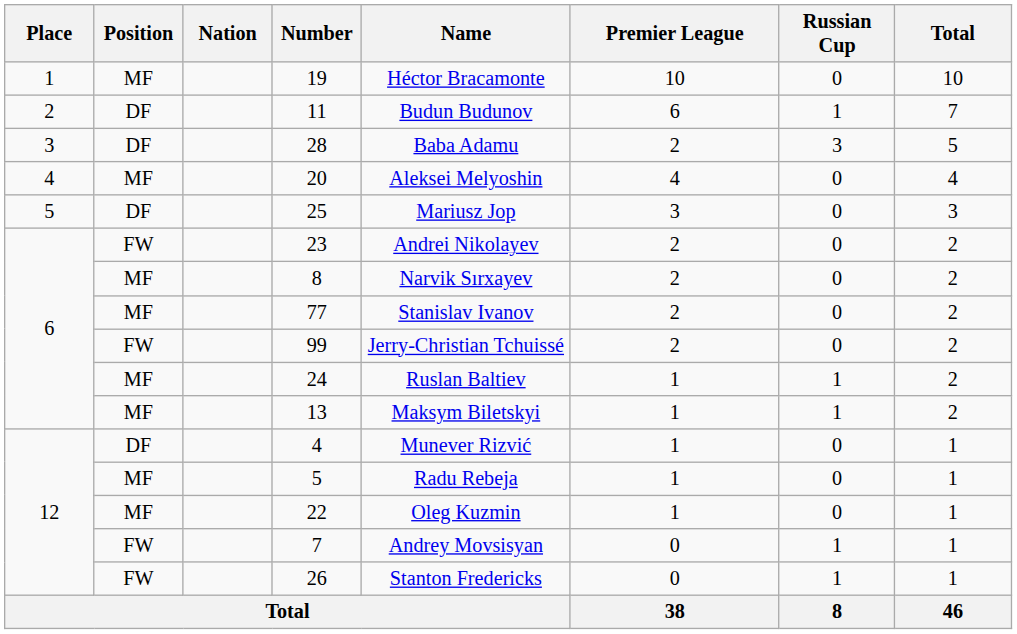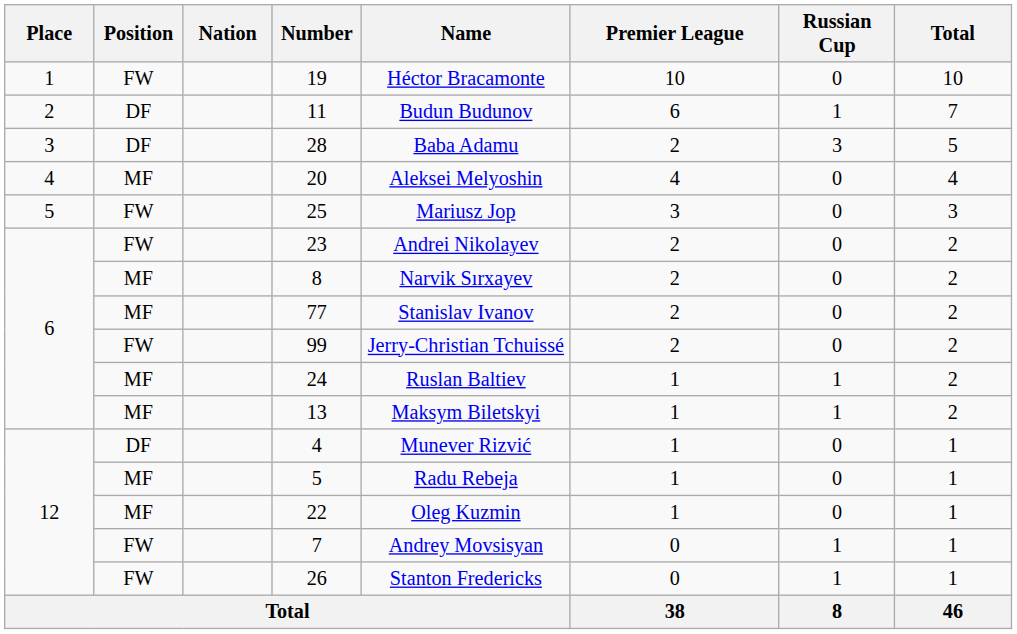(138, 78) MF -> (138, 78) FW
(138, 211) DF -> (138, 211) FW
